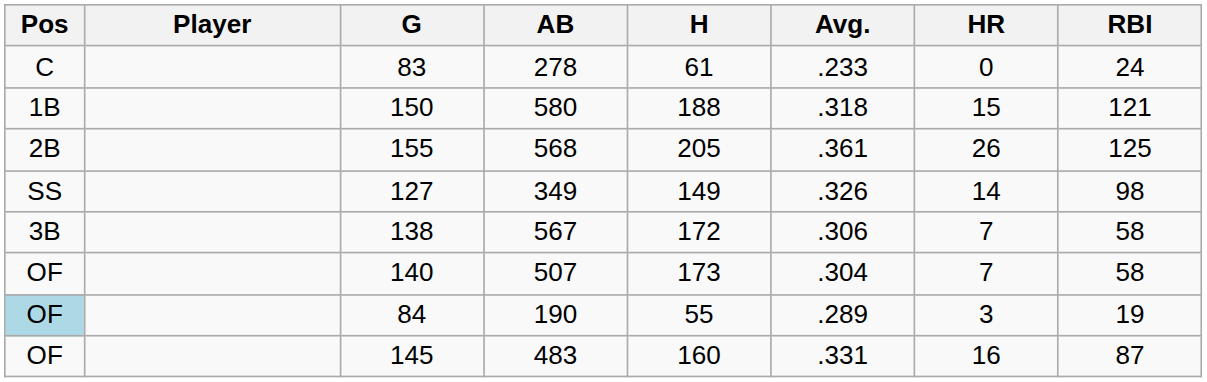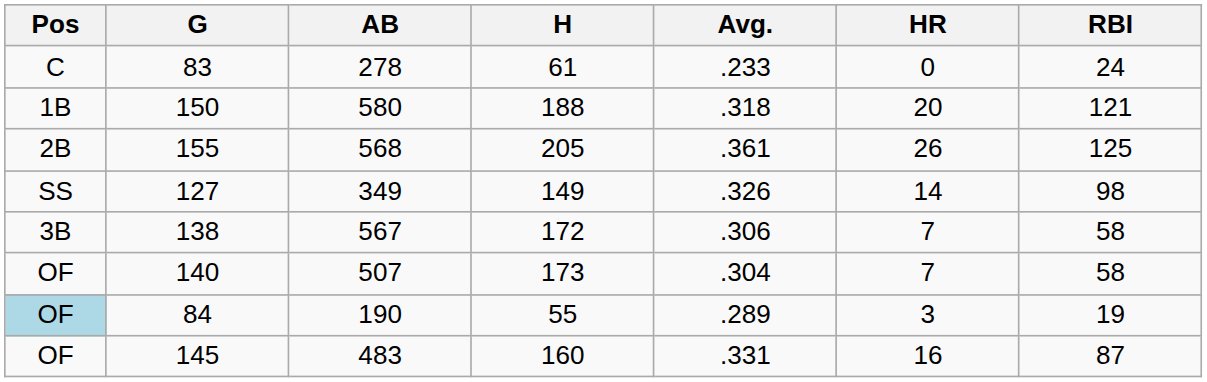- column: (212, 25)
(986, 107) 15 -> (928, 107) 20
